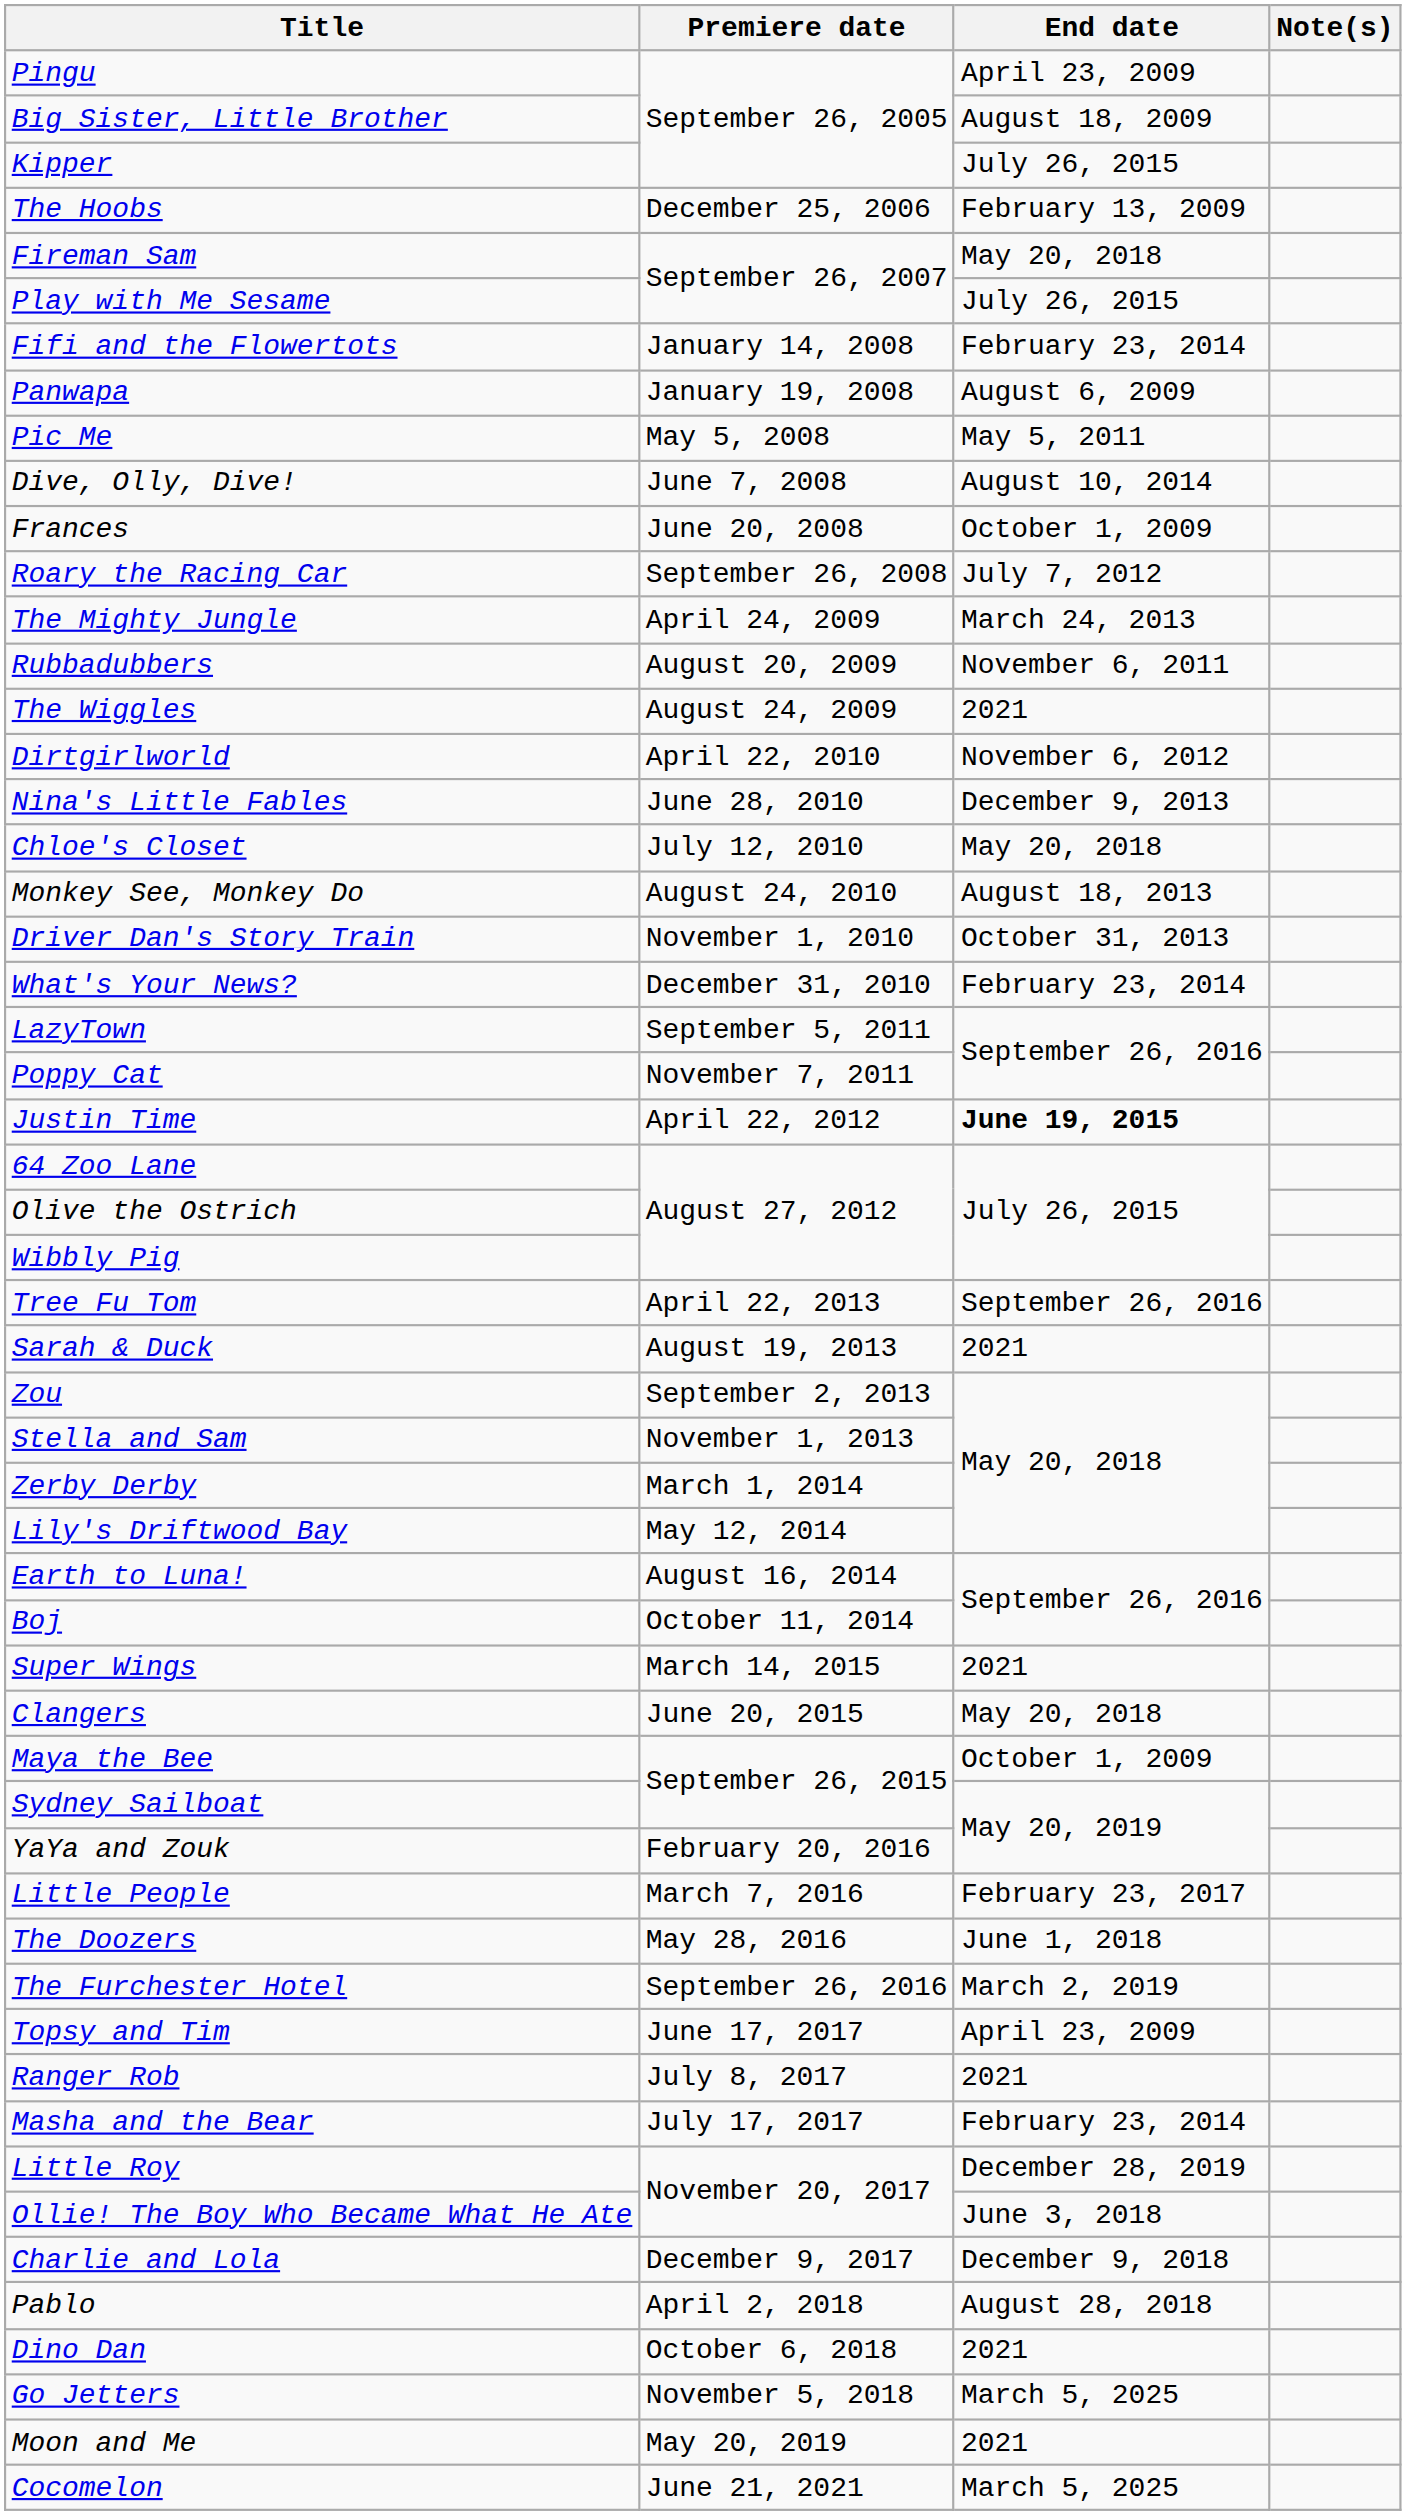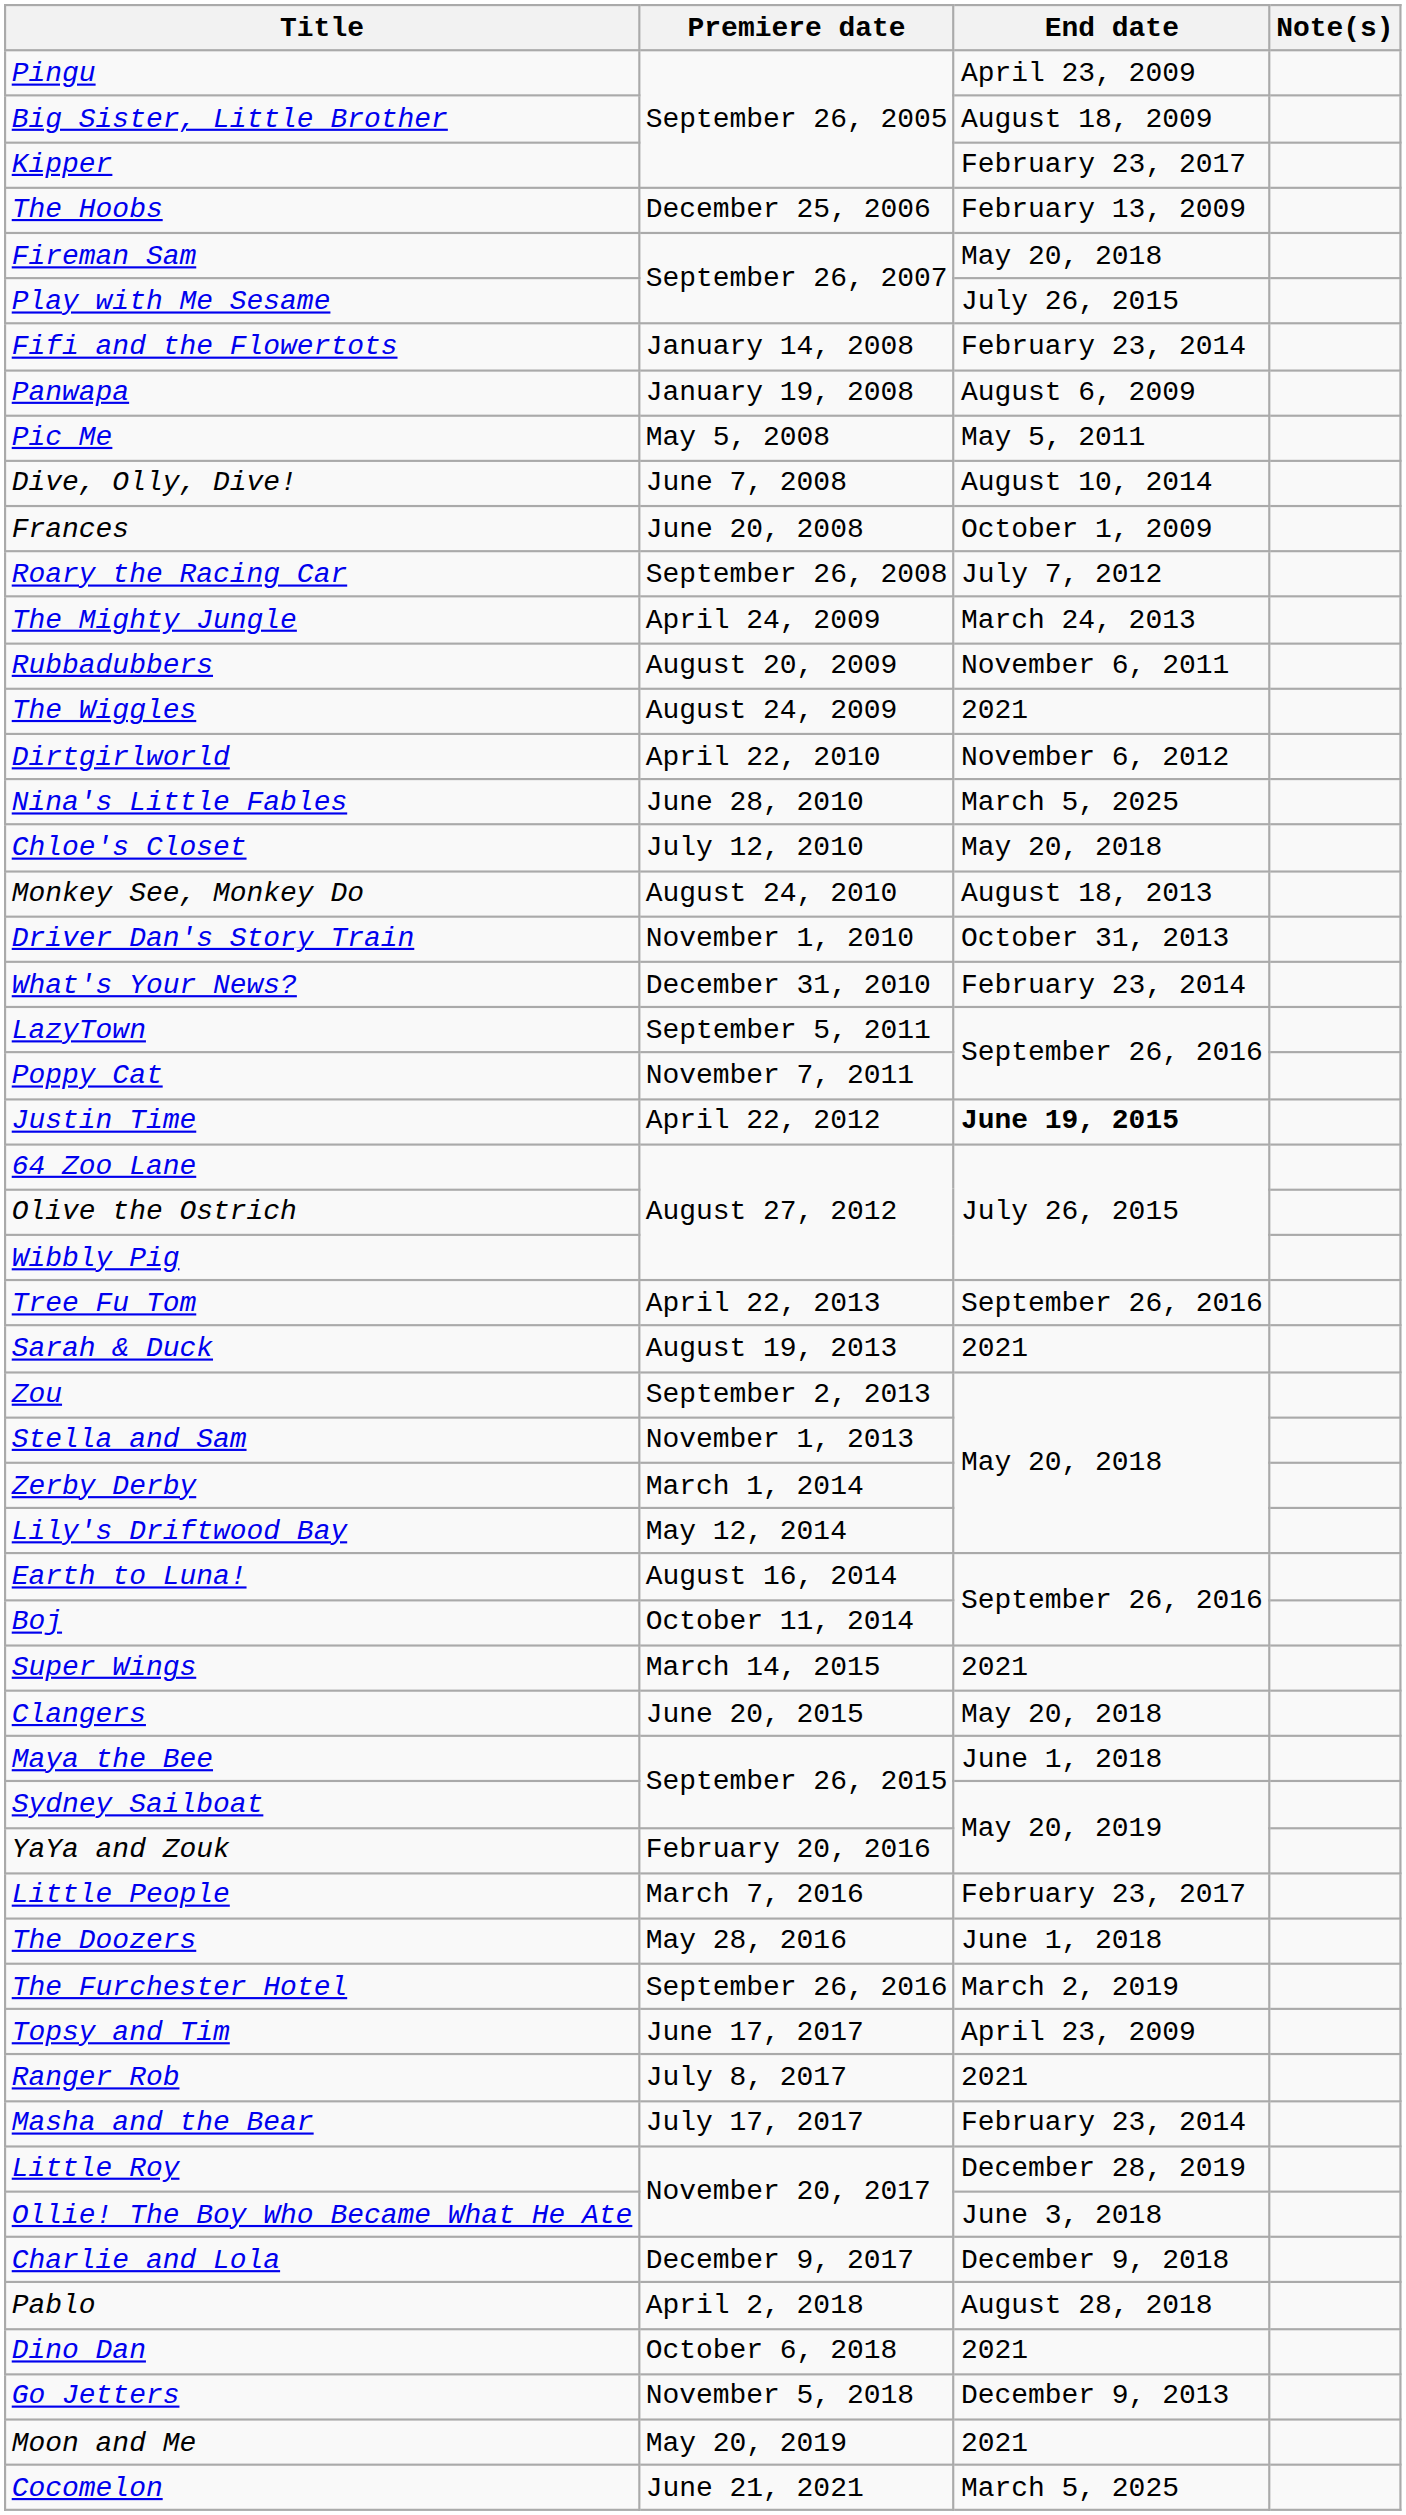(1070, 165) July 26, 2015 -> (1103, 165) February 23, 2017
(1095, 802) December 9, 2013 -> (1070, 802) March 5, 2025
(1087, 1759) October 1, 2009 -> (1062, 1759) June 1, 2018
(1070, 2397) March 5, 2025 -> (1095, 2397) December 9, 2013
